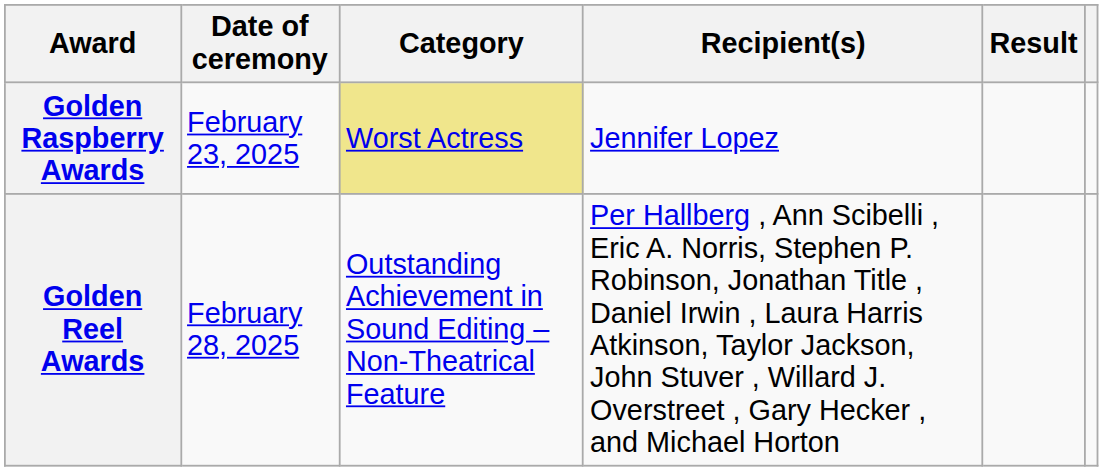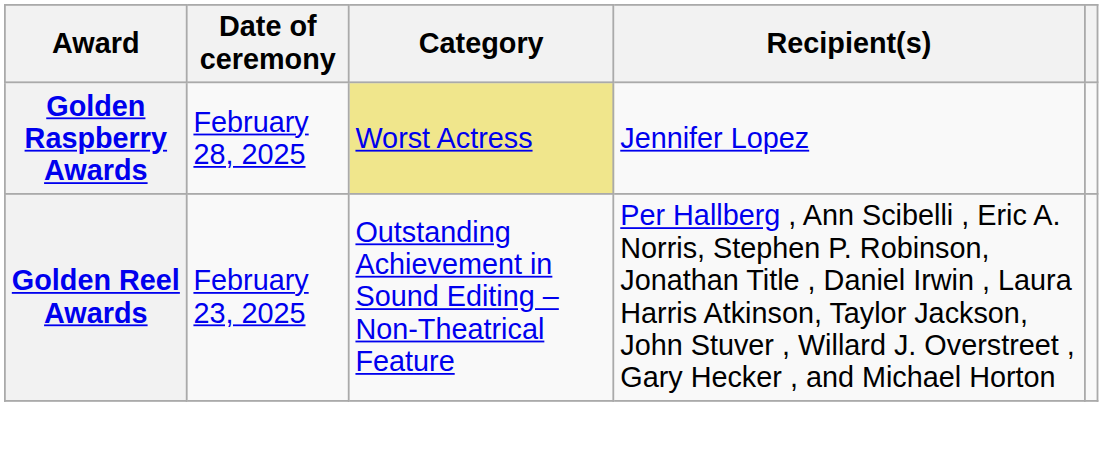- column: (1033, 43)
(245, 137) February 23, 2025 -> (251, 137) February 28, 2025
(245, 329) February 28, 2025 -> (251, 296) February 23, 2025
